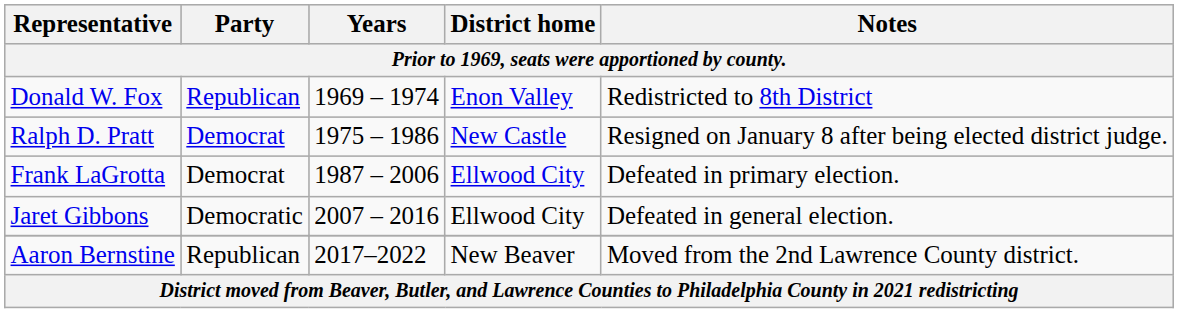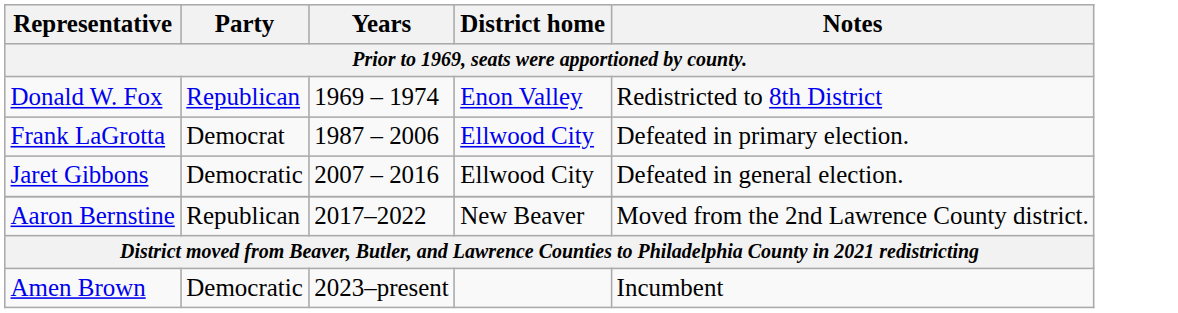- row: (82, 136)
+ row: (78, 288)
